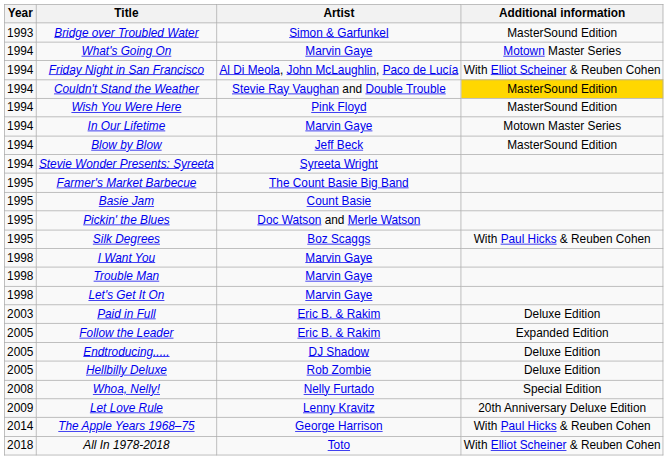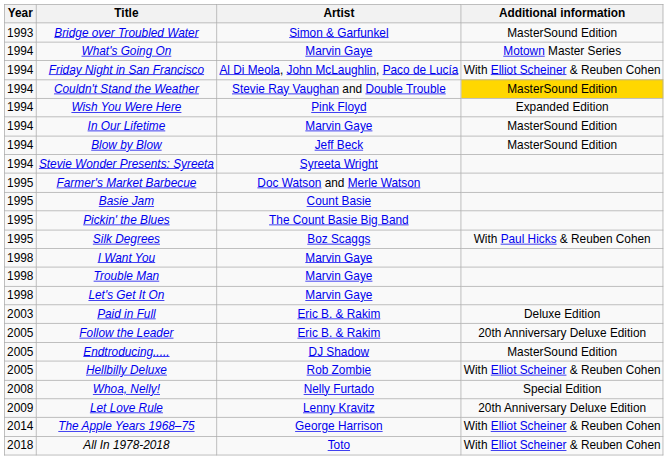(562, 107) MasterSound Edition -> (562, 107) Expanded Edition
(562, 126) Motown Master Series -> (562, 126) MasterSound Edition
(339, 182) The Count Basie Big Band -> (339, 182) Doc Watson and Merle Watson
(339, 220) Doc Watson and Merle Watson -> (339, 220) The Count Basie Big Band
(562, 333) Expanded Edition -> (562, 333) 20th Anniversary Deluxe Edition
(562, 351) Deluxe Edition -> (562, 351) MasterSound Edition
(562, 370) Deluxe Edition -> (562, 370) With Elliot Scheiner & Reuben Cohen
(562, 426) With Paul Hicks & Reuben Cohen -> (562, 426) With Elliot Scheiner & Reuben Cohen
